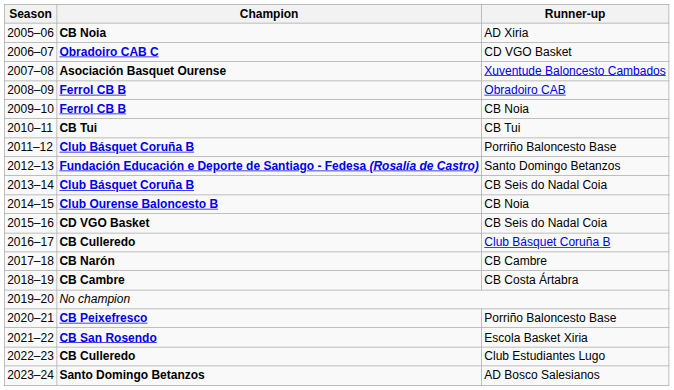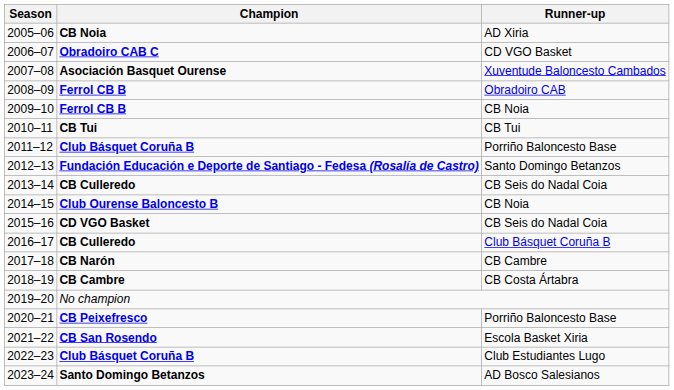(127, 185) Club Básquet Coruña B -> (97, 185) CB Culleredo
(97, 356) CB Culleredo -> (127, 356) Club Básquet Coruña B
